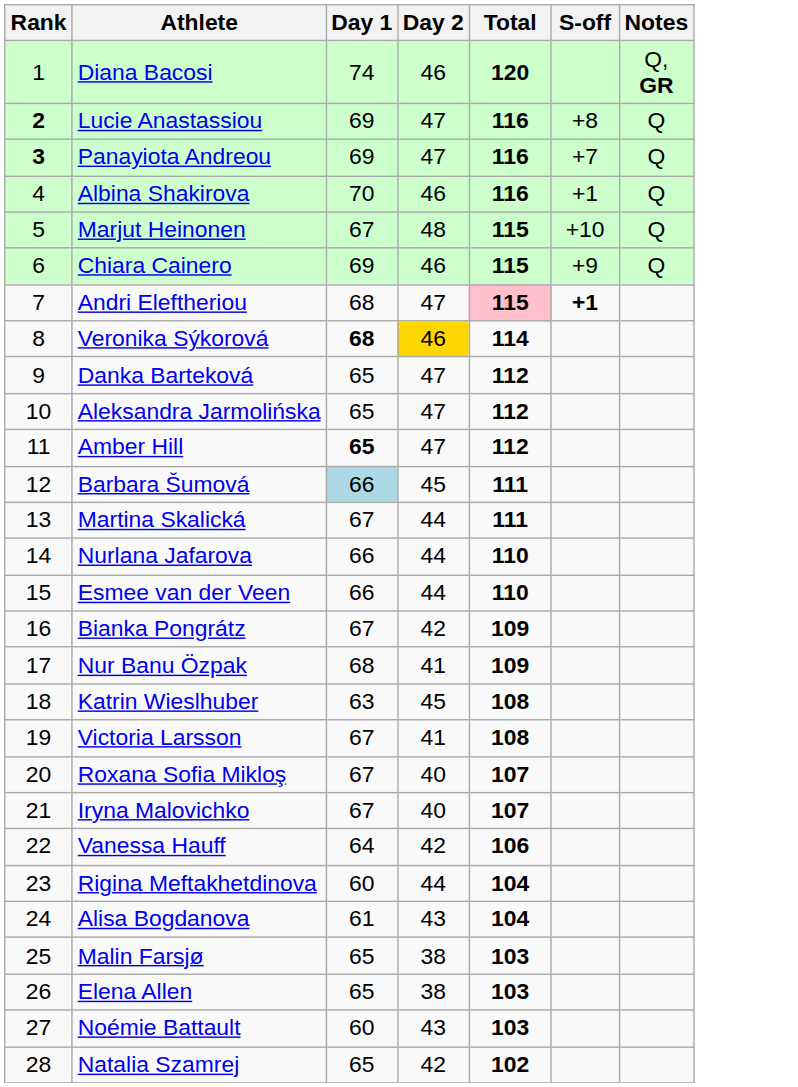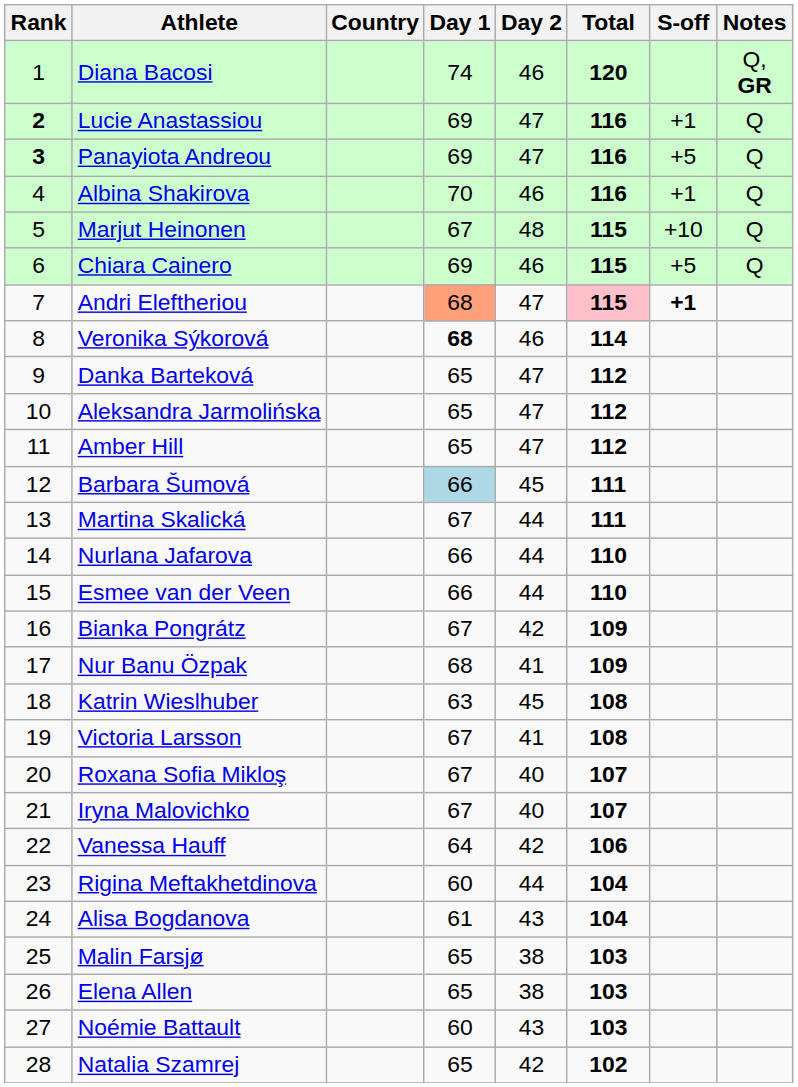+ column: (375, 22)
(585, 120) +8 -> (683, 120) +1
(585, 157) +7 -> (683, 157) +5
(585, 266) +9 -> (683, 266) +5
(362, 302) no background -> (460, 302) lightsalmon background
(433, 338) gold background -> (532, 338) no background
(362, 447) bold -> (460, 447) normal
